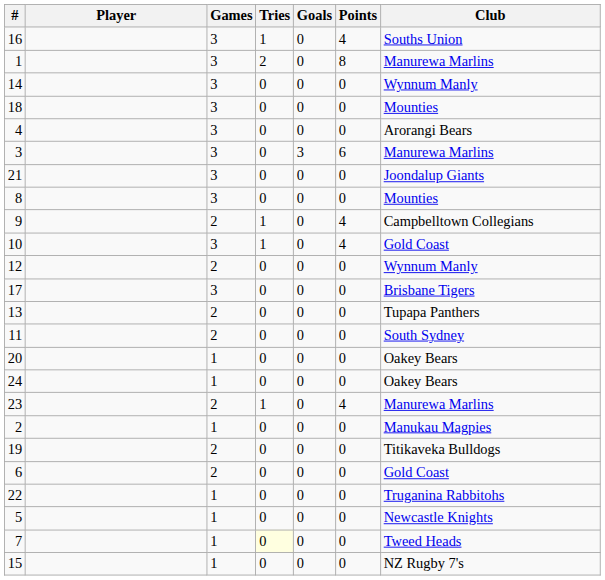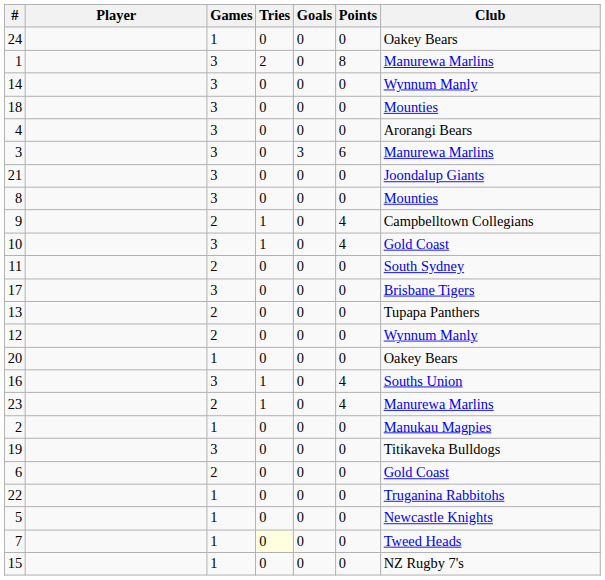rows swapped: (15, 38) <-> (15, 381)
rows swapped: (15, 335) <-> (15, 267)
(214, 449) 2 -> (214, 449) 3
